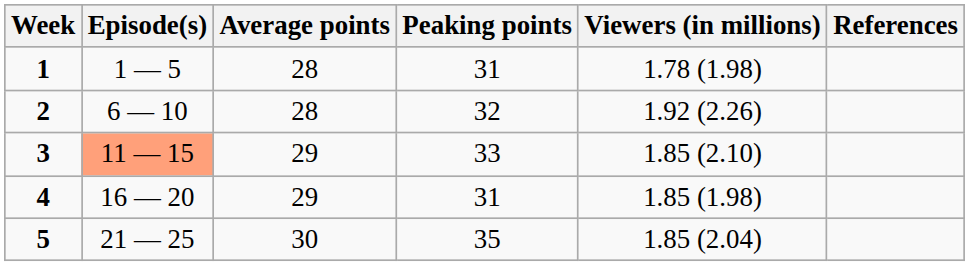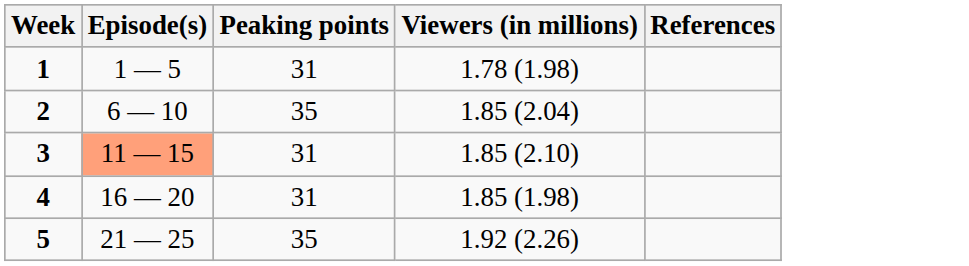- column: (305, 25)
(487, 111) 32 -> (304, 111) 35
(703, 111) 1.92 (2.26) -> (520, 111) 1.85 (2.04)
(487, 153) 33 -> (304, 153) 31
(703, 238) 1.85 (2.04) -> (520, 238) 1.92 (2.26)
